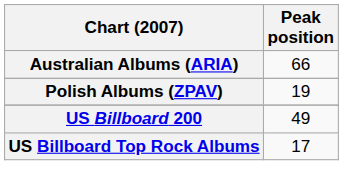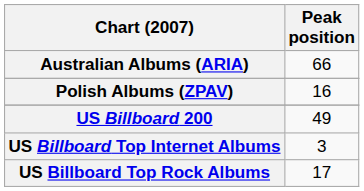(301, 91) 19 -> (322, 91) 16
+ row: (144, 145)
